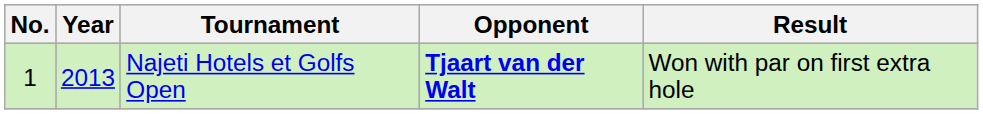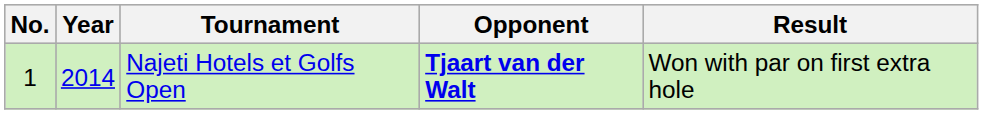(88, 76) 2013 -> (88, 76) 2014
